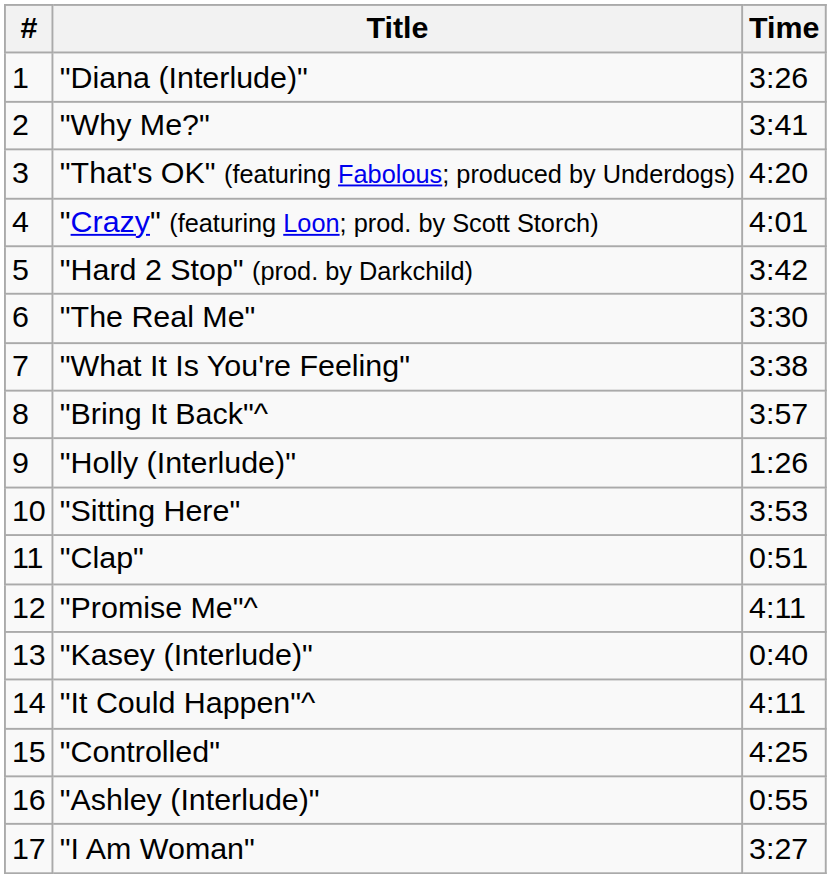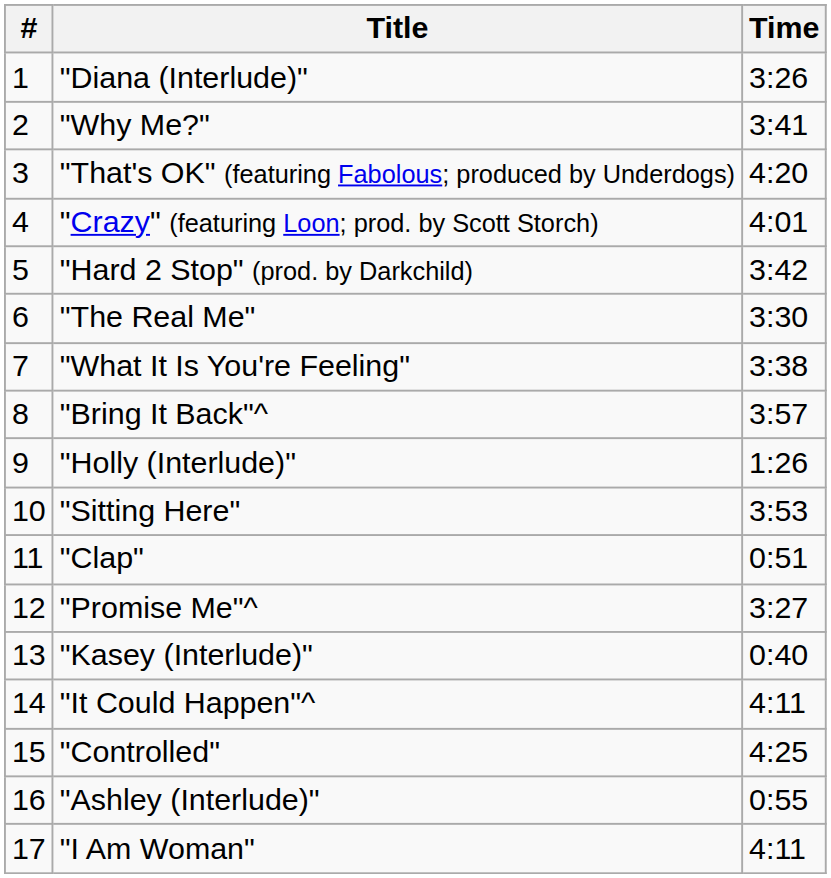(778, 607) 4:11 -> (779, 607) 3:27
(779, 848) 3:27 -> (778, 848) 4:11
